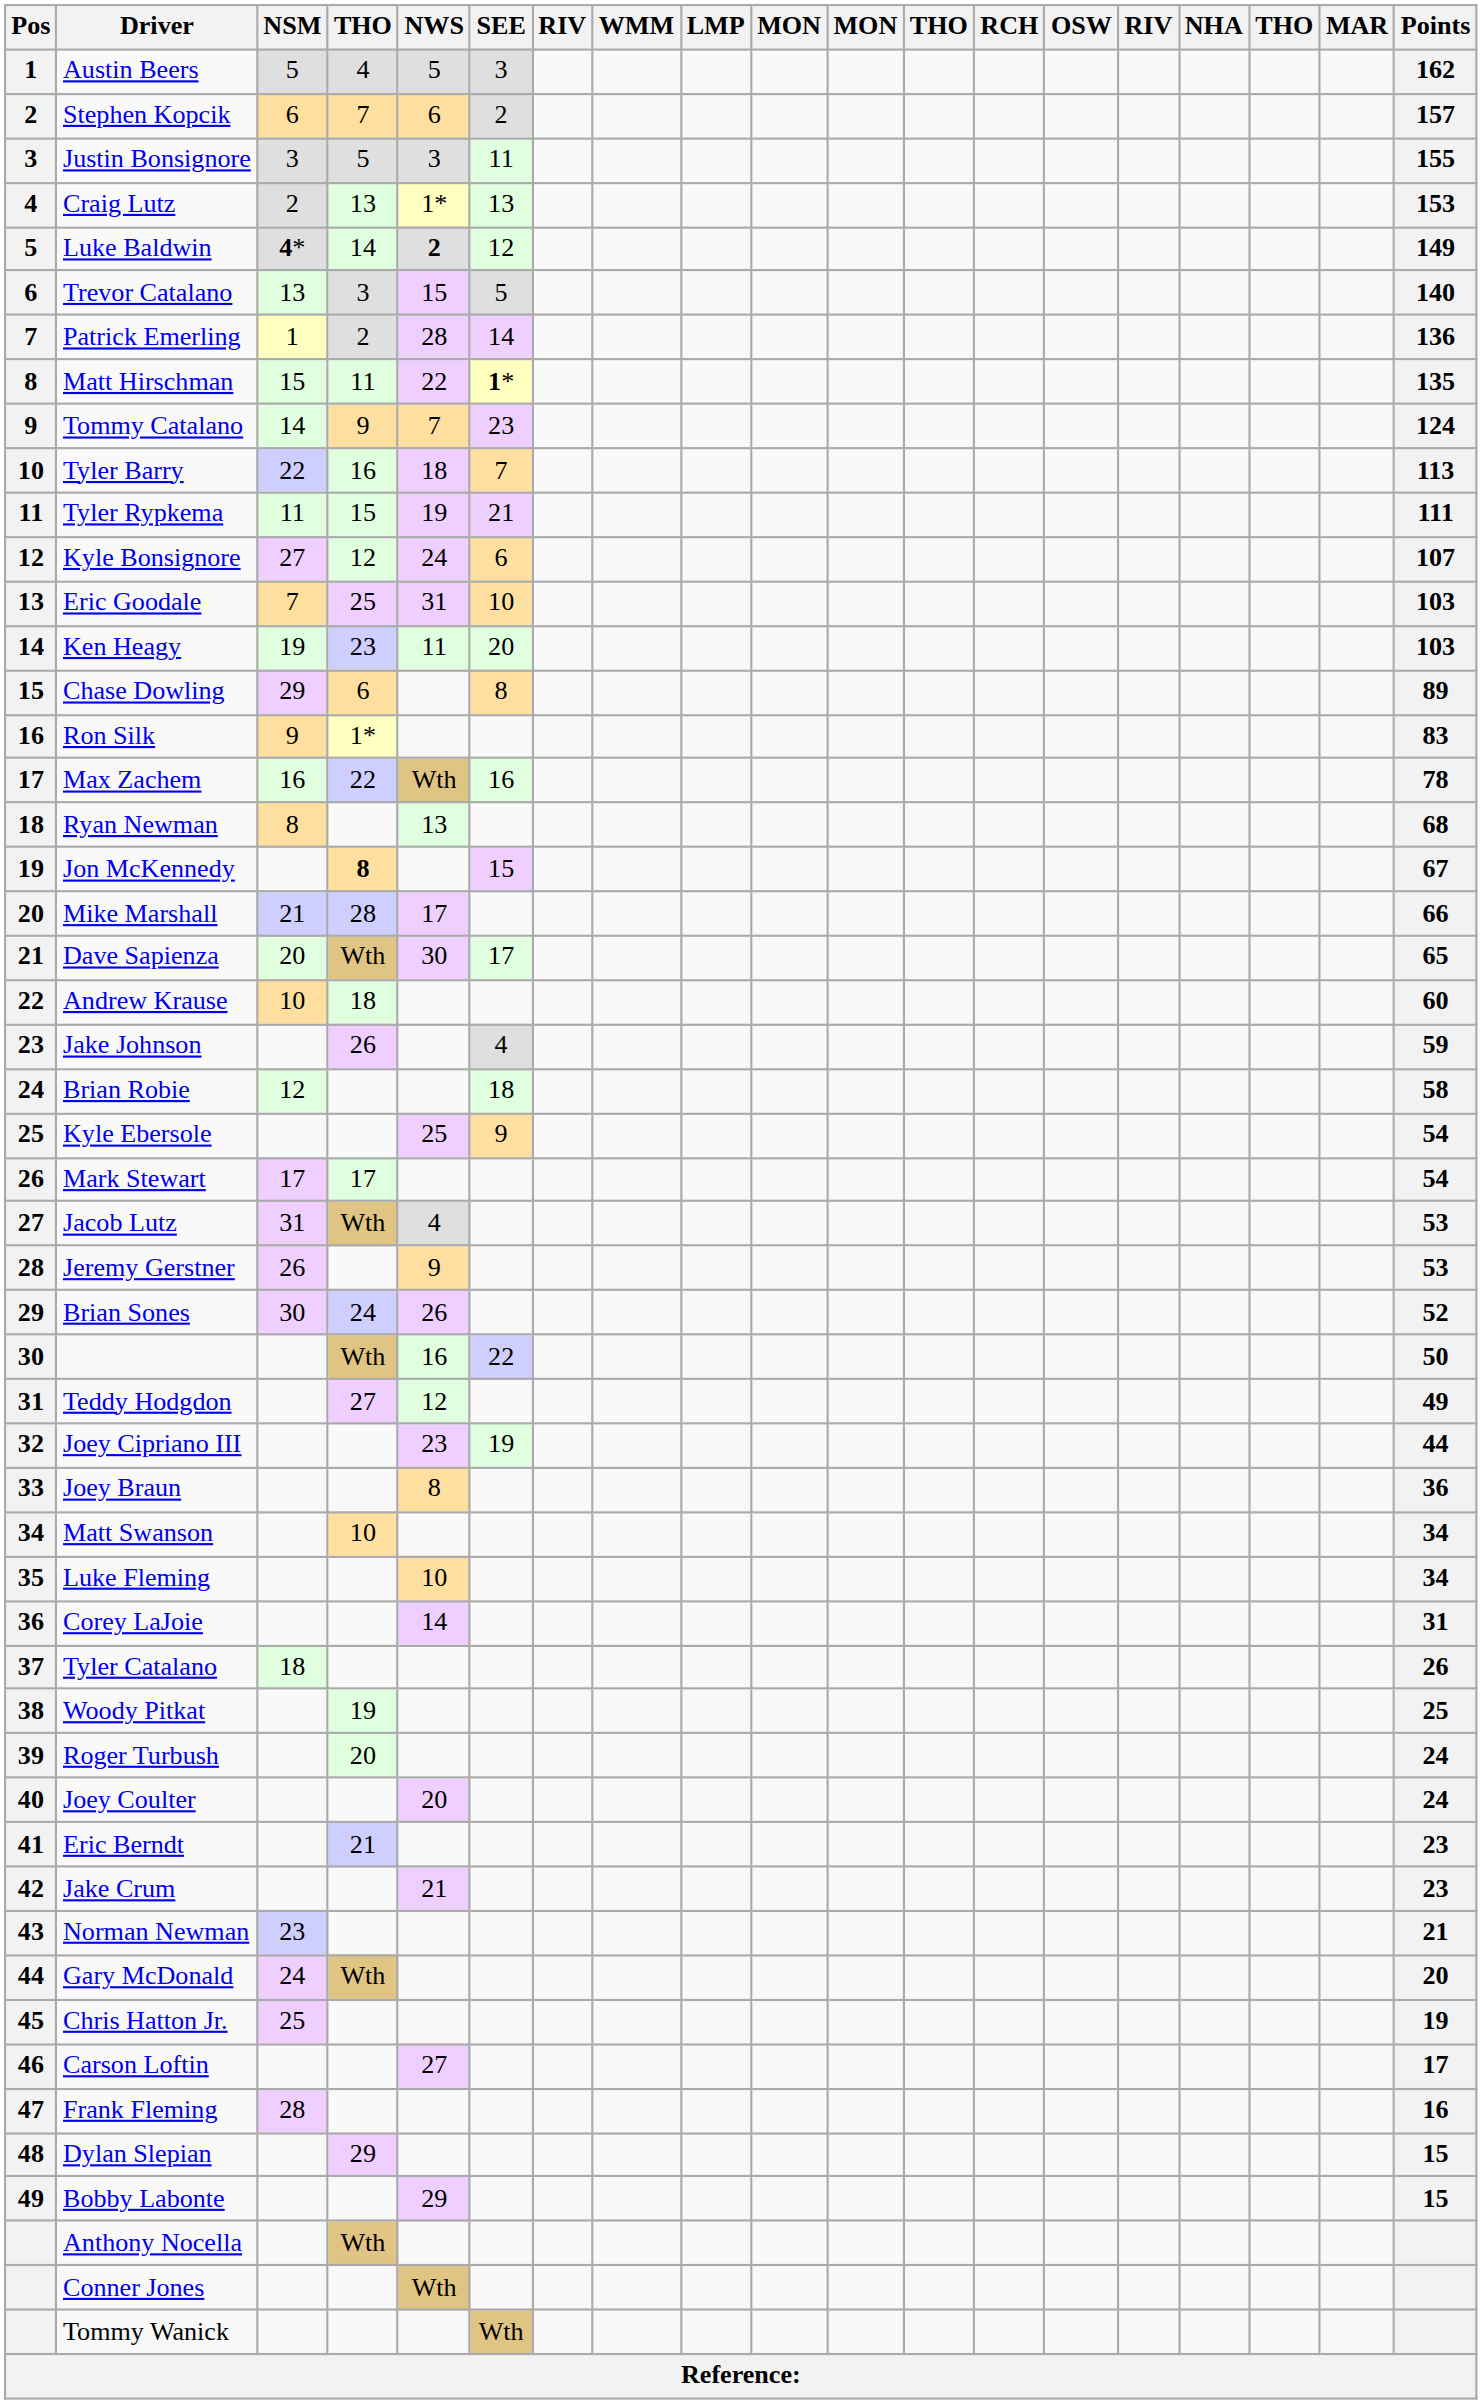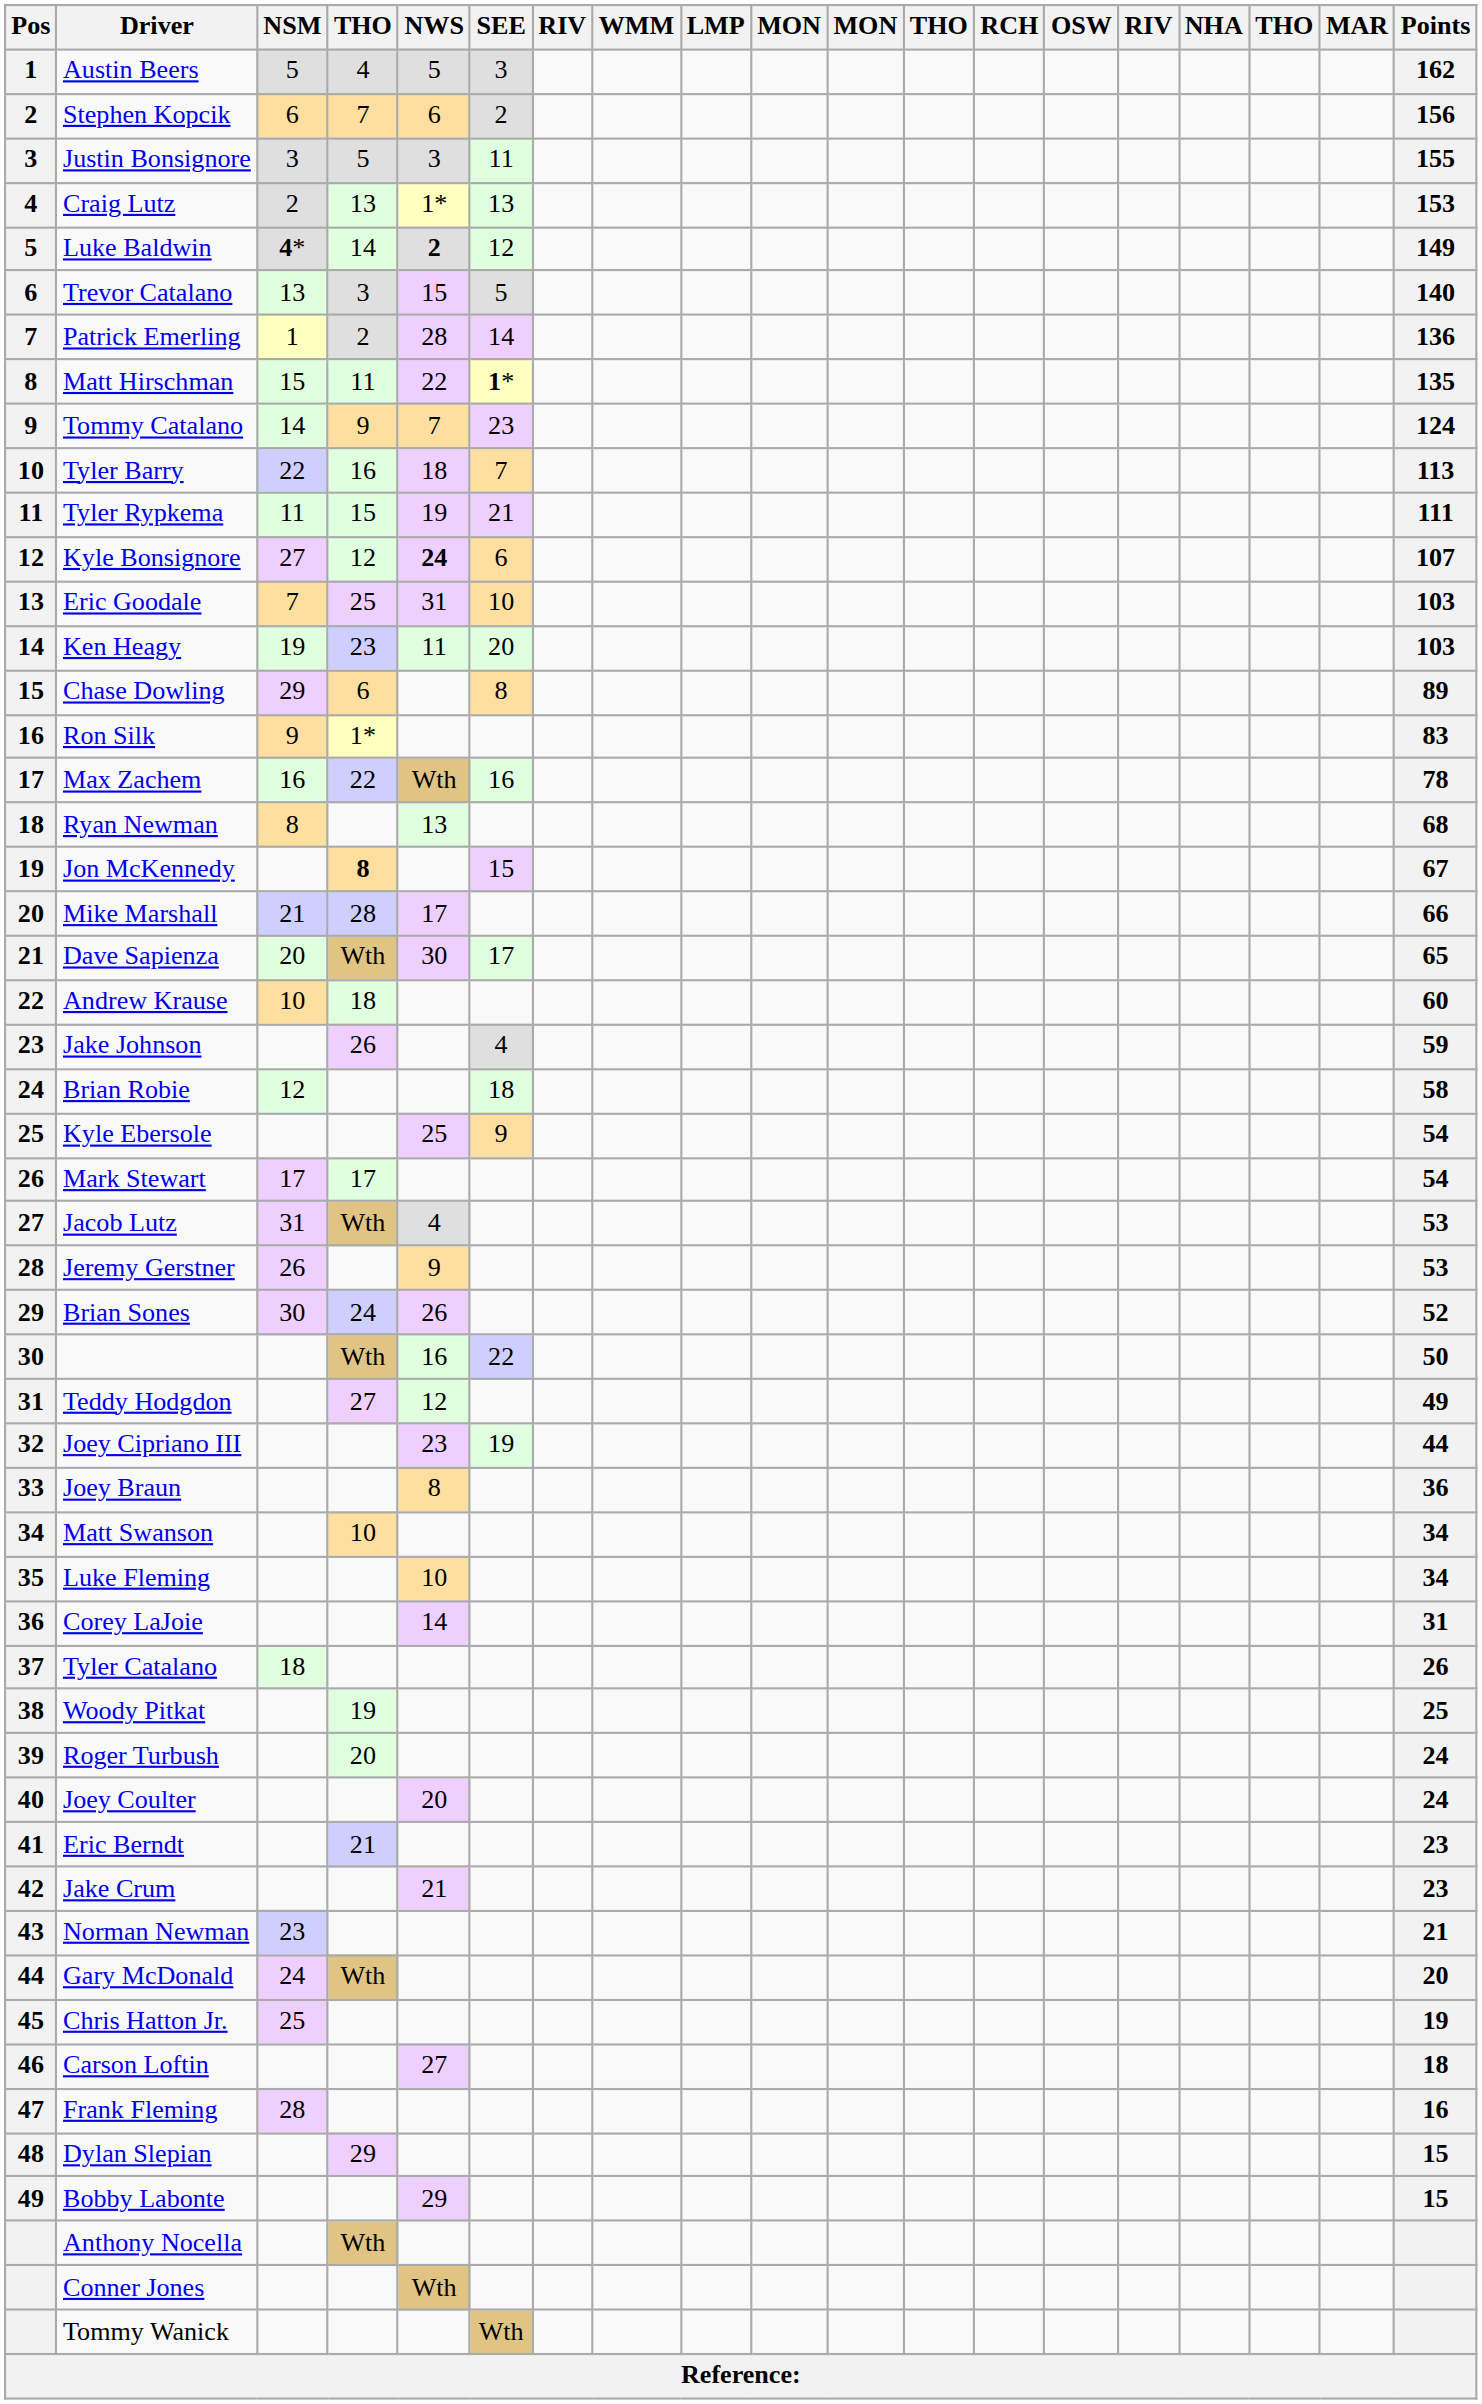(1436, 115) 157 -> (1436, 115) 156
(434, 558) normal -> (434, 558) bold
(1436, 2065) 17 -> (1436, 2065) 18
